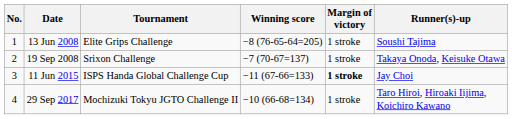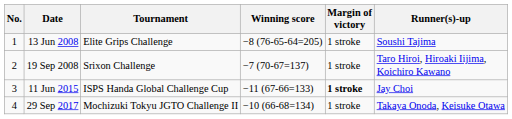(441, 59) Takaya Onoda, Keisuke Otawa -> (431, 65) Taro Hiroi, Hiroaki Iijima, Koichiro Kawano
(431, 99) Taro Hiroi, Hiroaki Iijima, Koichiro Kawano -> (441, 105) Takaya Onoda, Keisuke Otawa
